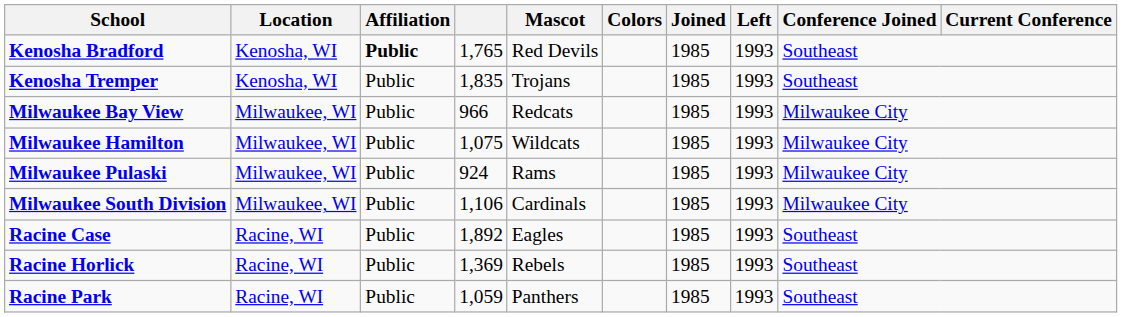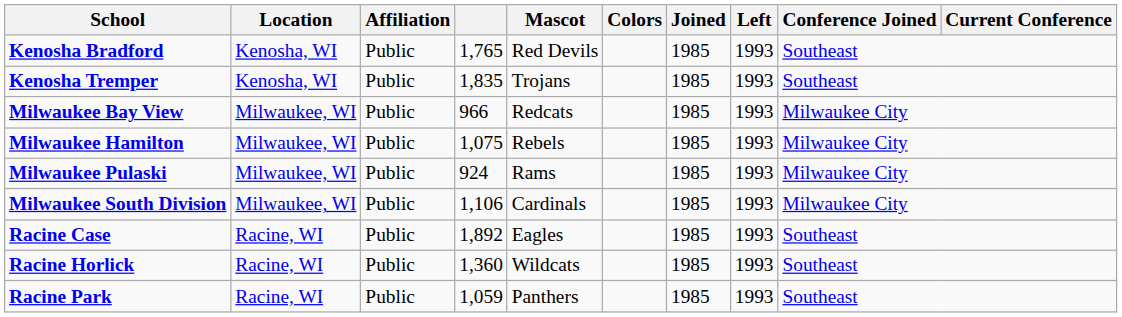(392, 50) bold -> (390, 50) normal
(546, 142) Wildcats -> (538, 142) Rebels
(481, 265) 1,369 -> (481, 265) 1,360
(538, 265) Rebels -> (546, 265) Wildcats
